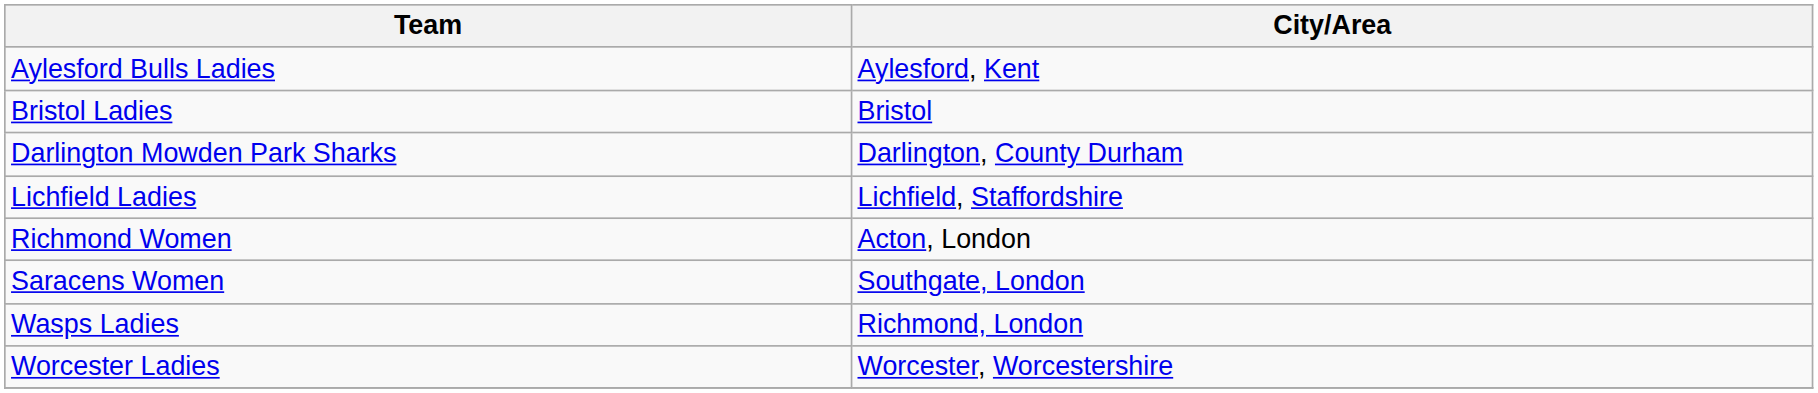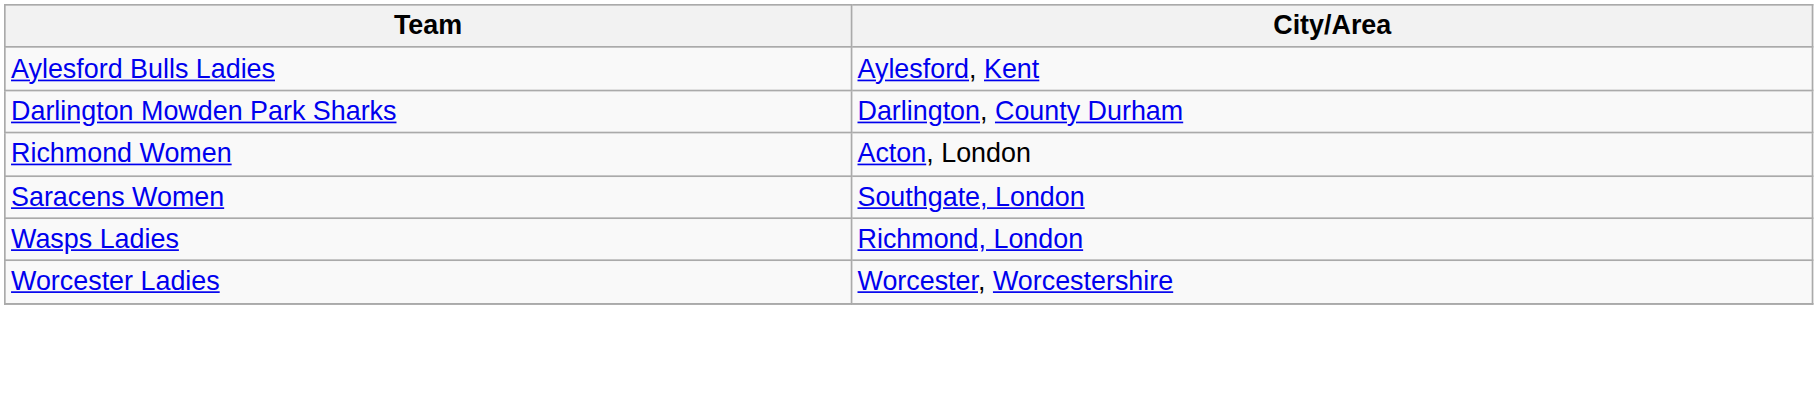- row: (92, 111)
- row: (104, 196)
